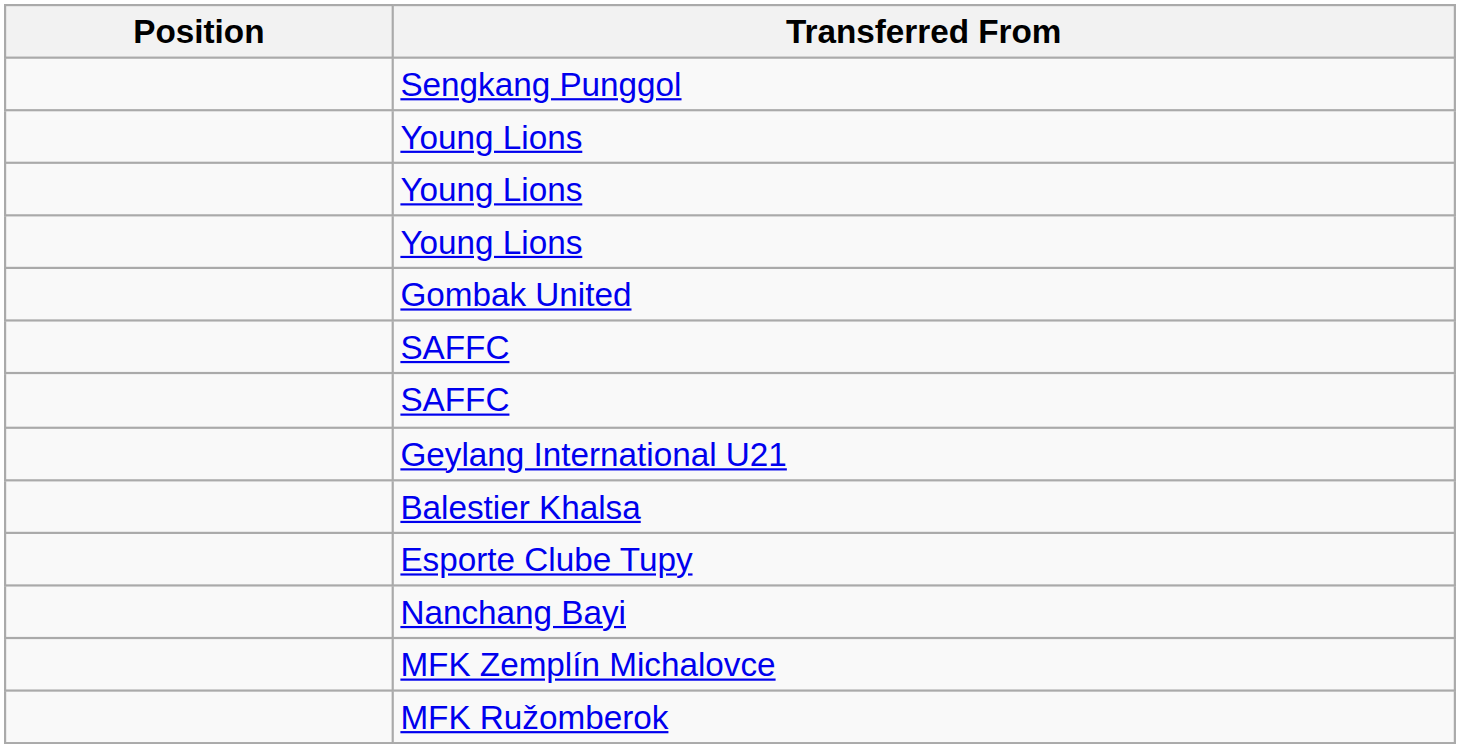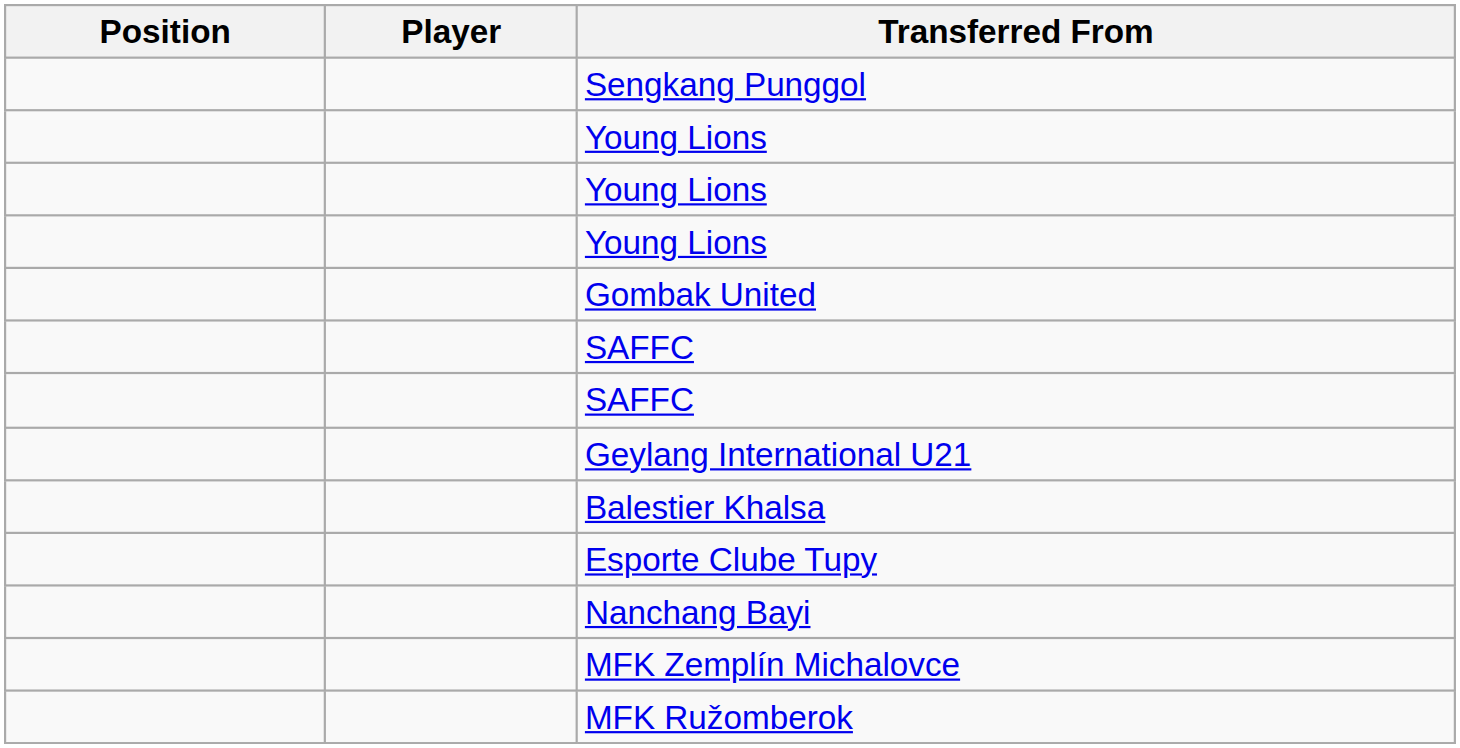+ column: (451, 32)
